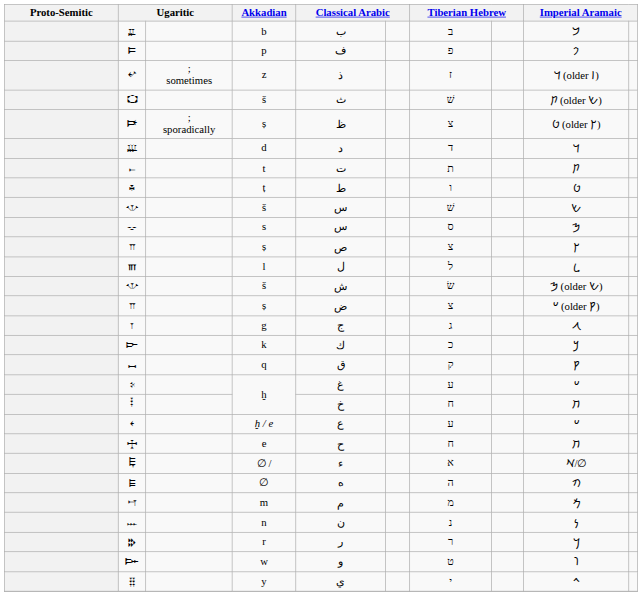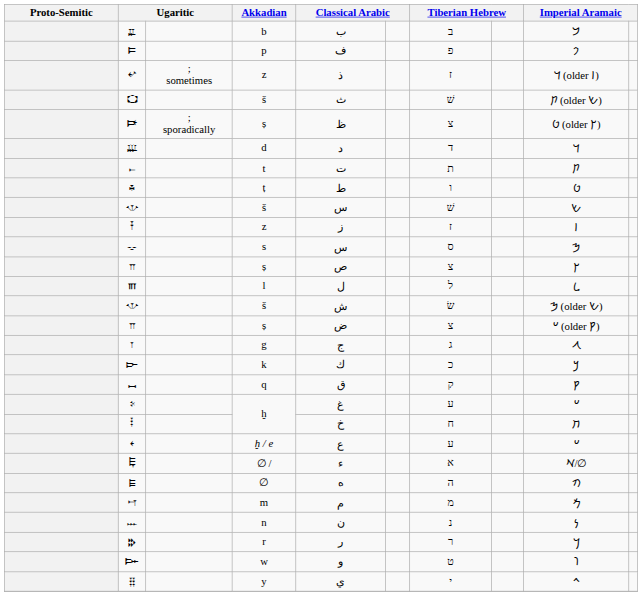+ row: (132, 227)
- row: (132, 443)
